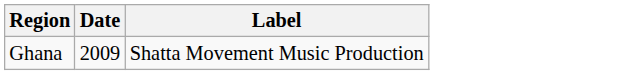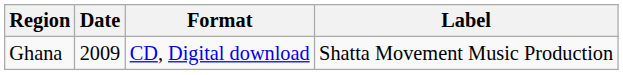+ column: (220, 20)
